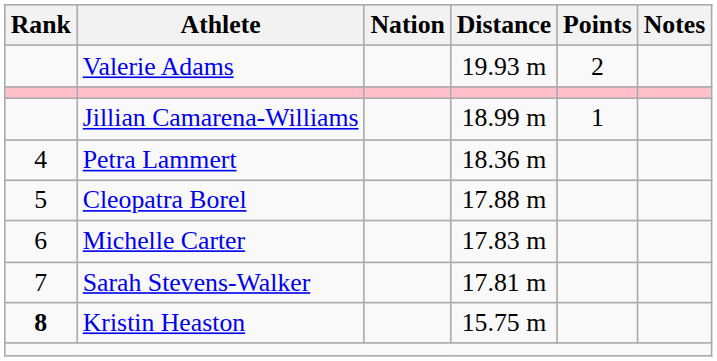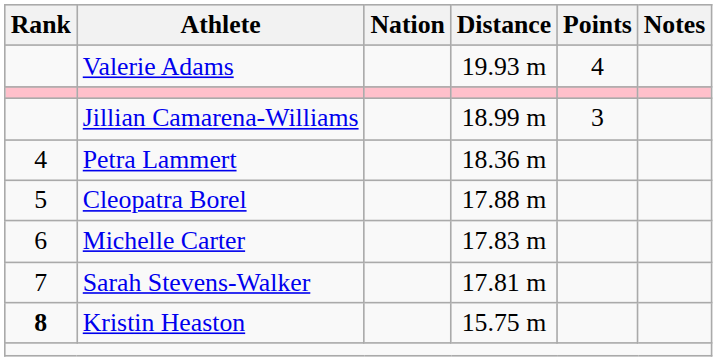(597, 65) 2 -> (597, 65) 4
(597, 118) 1 -> (597, 118) 3
